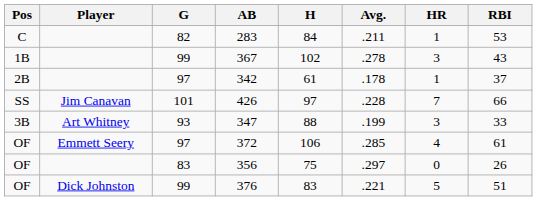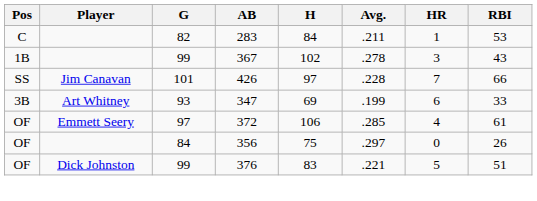- row: (247, 79)
(310, 121) 88 -> (310, 100) 69
(437, 121) 3 -> (437, 100) 6
(184, 164) 83 -> (184, 143) 84
